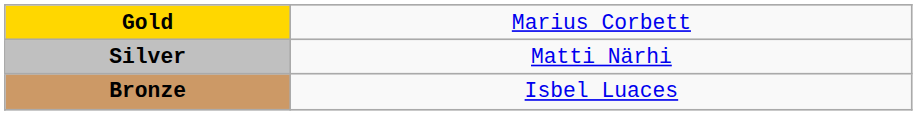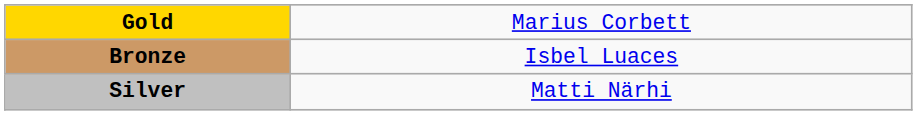rows swapped: (148, 57) <-> (148, 92)
